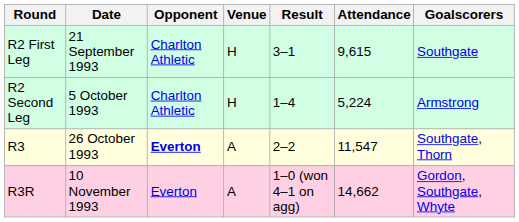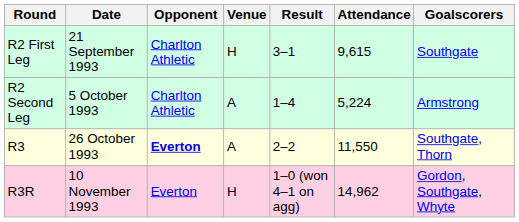(232, 103) H -> (231, 103) A
(358, 147) 11,547 -> (358, 147) 11,550
(231, 191) A -> (232, 191) H
(358, 191) 14,662 -> (358, 191) 14,962
